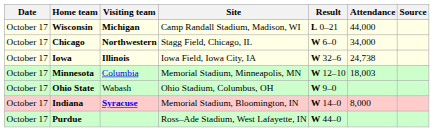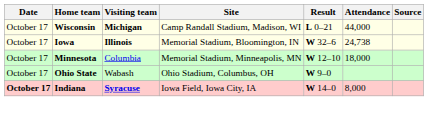- row: (68, 42)
(208, 58) Iowa Field, Iowa City, IA -> (230, 42) Memorial Stadium, Bloomington, IN
(363, 73) 18,003 -> (357, 58) 18,000
(27, 104) normal -> (28, 88) bold
(230, 104) Memorial Stadium, Bloomington, IN -> (209, 88) Iowa Field, Iowa City, IA
- row: (67, 119)
